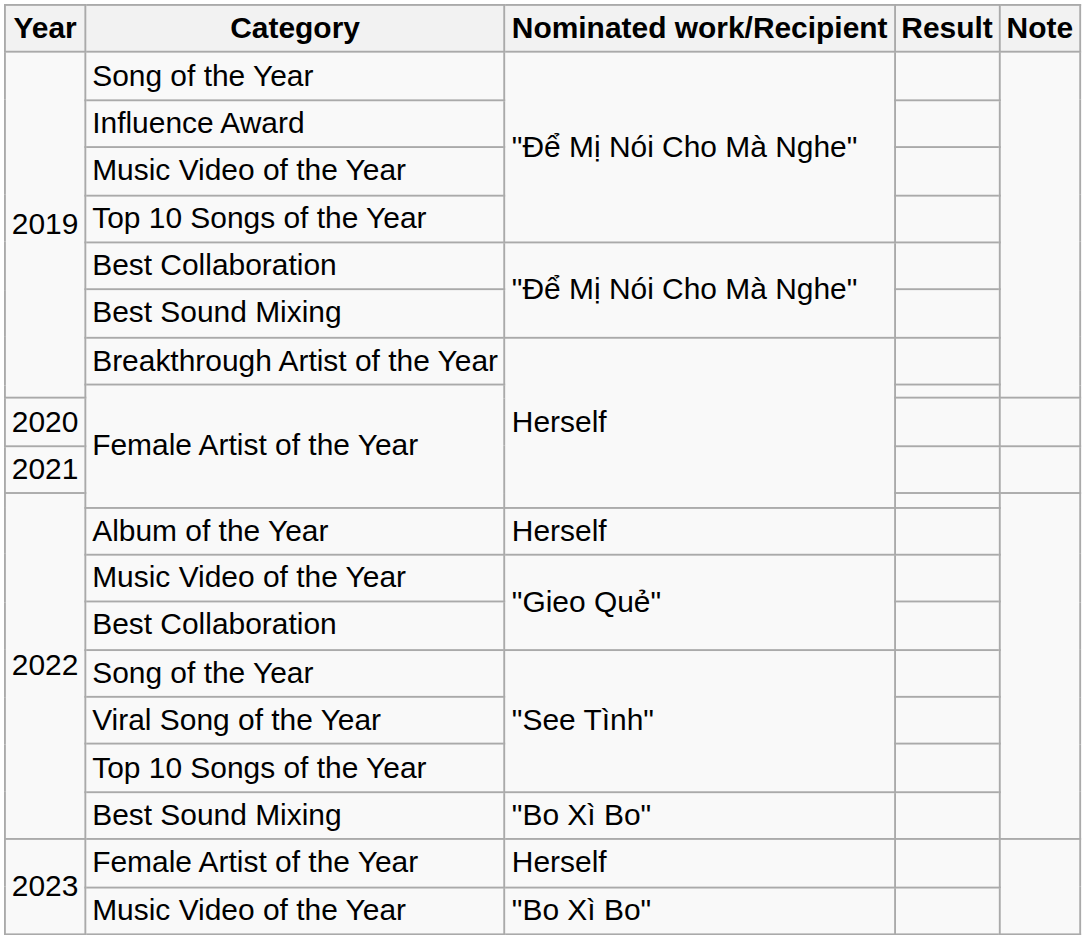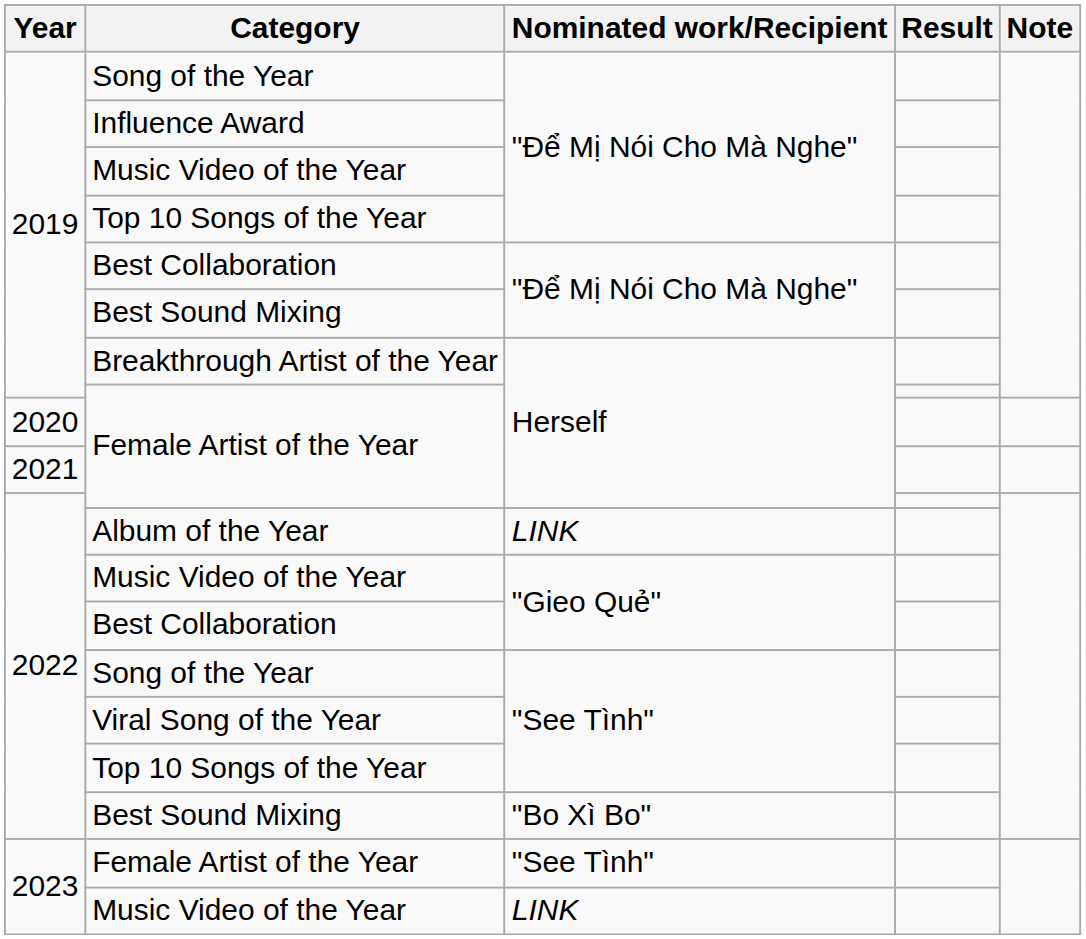(559, 530) Herself -> (545, 530) LINK
(559, 862) Herself -> (583, 862) "See Tình"
(581, 909) "Bo Xì Bo" -> (545, 909) LINK
